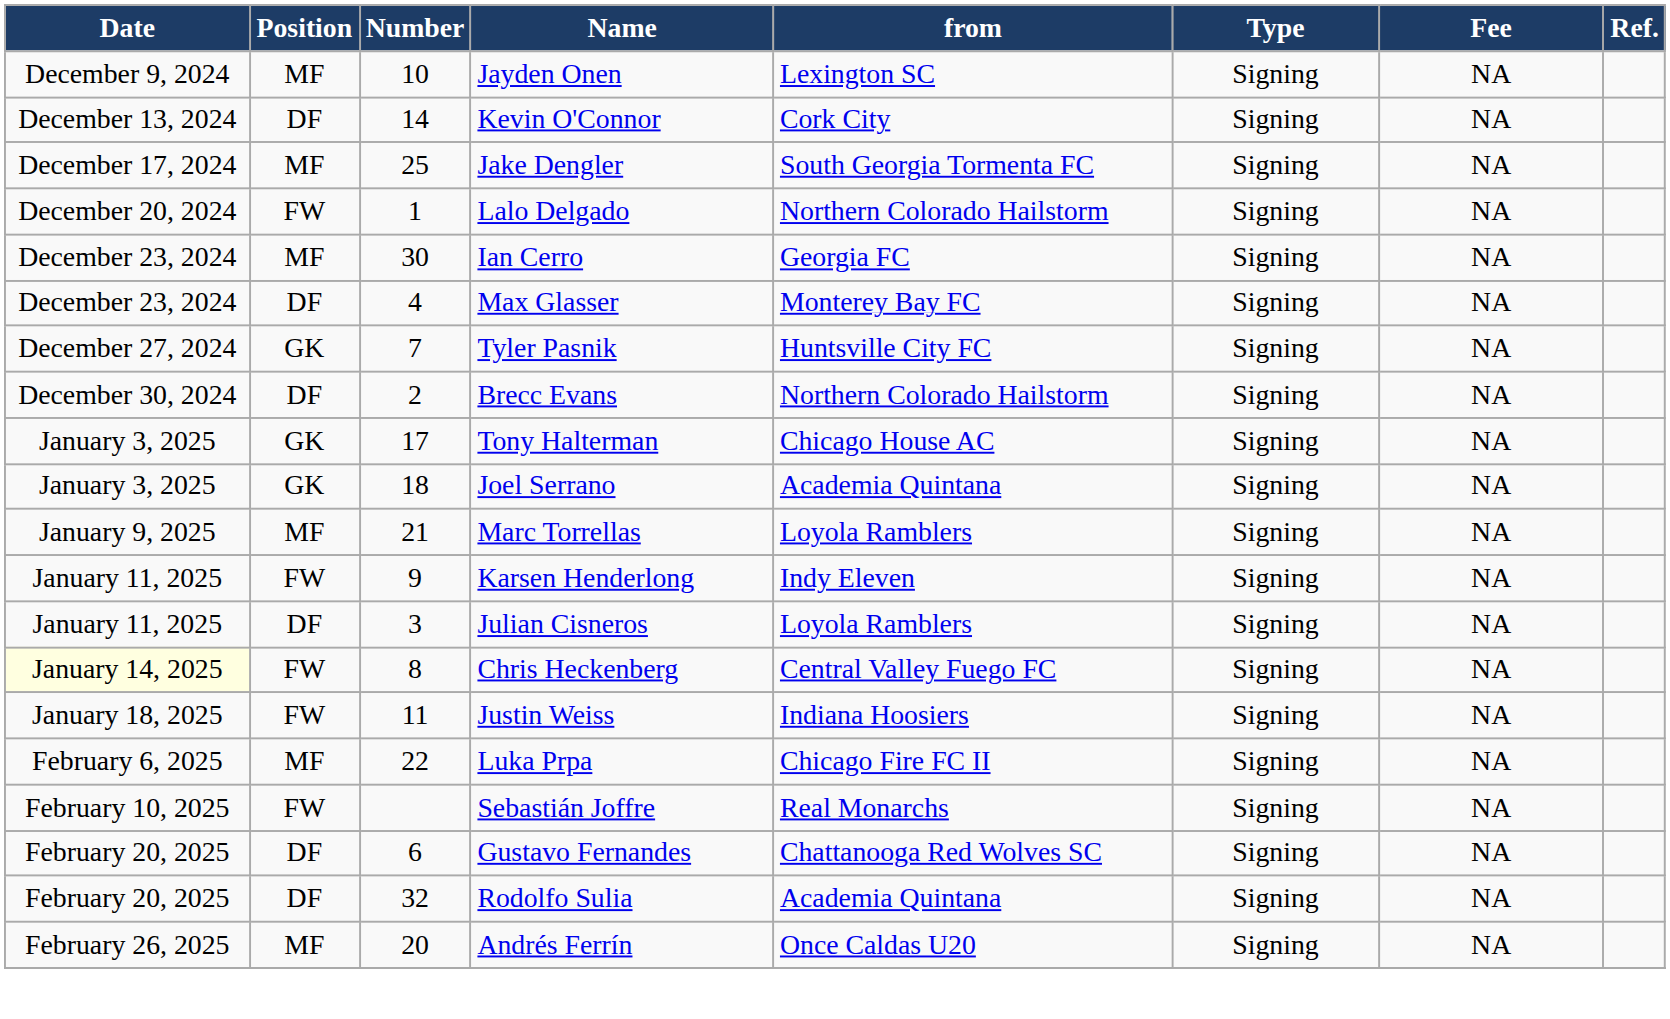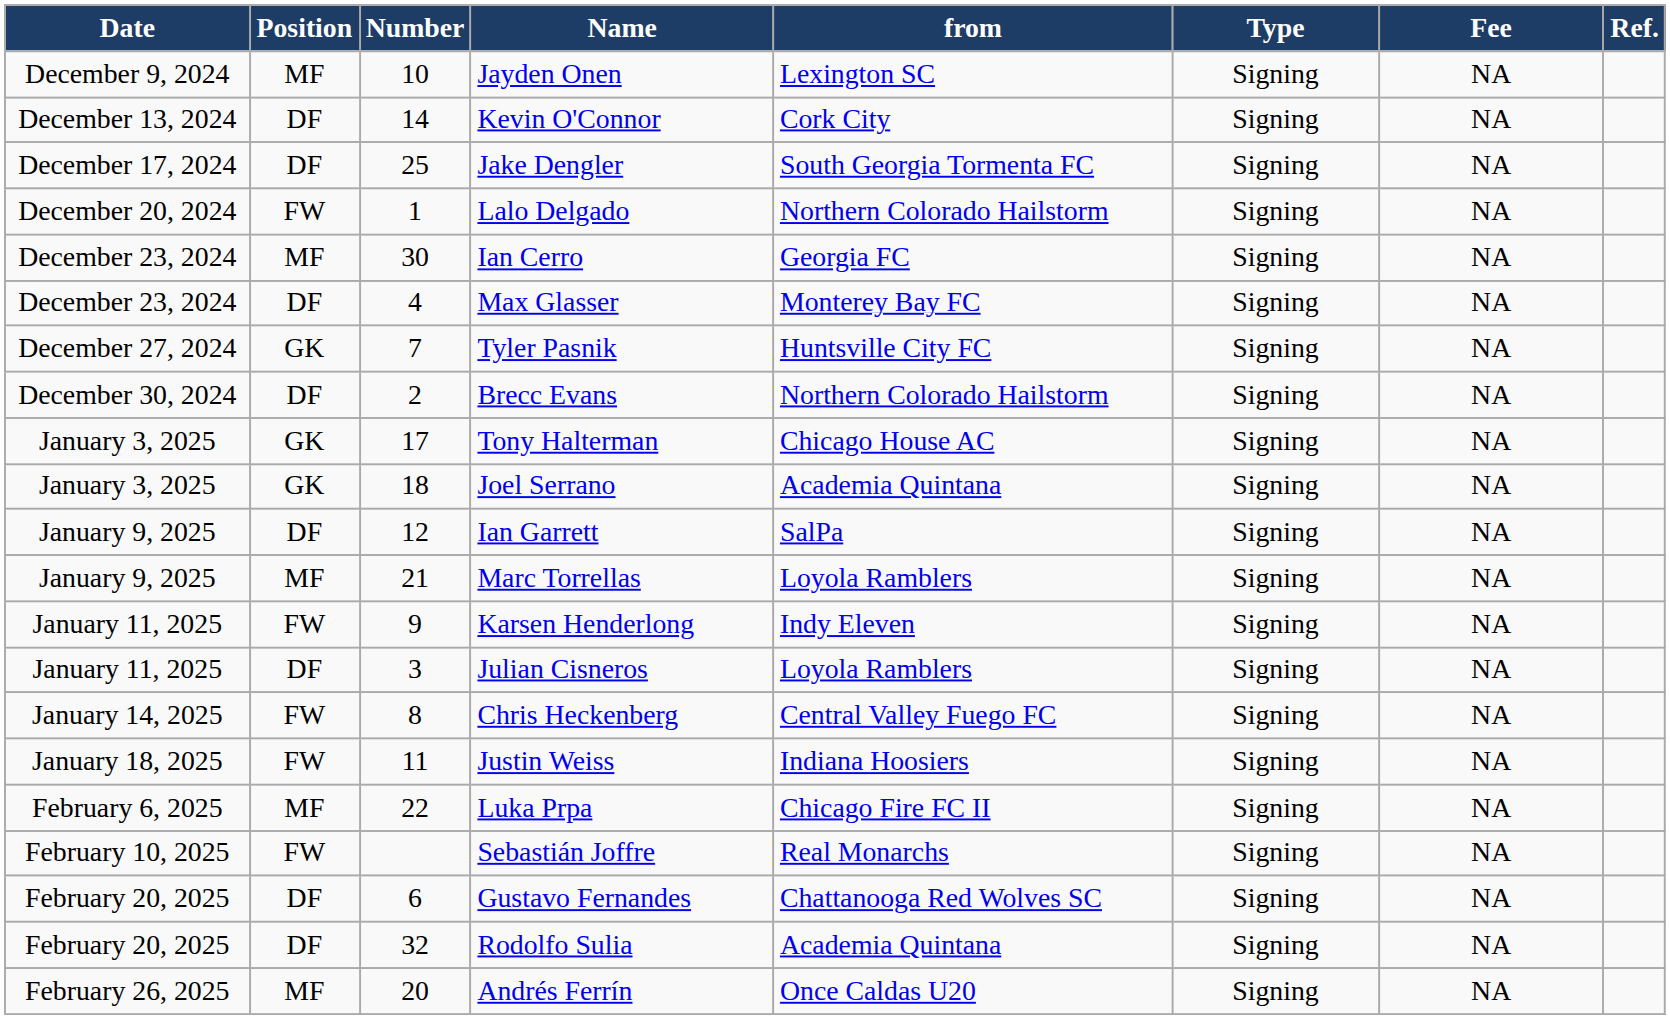(304, 165) MF -> (304, 165) DF
+ row: (538, 532)
(127, 669) lightyellow background -> (127, 715) no background
